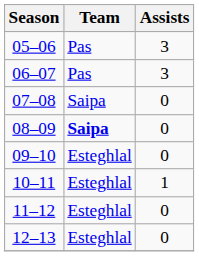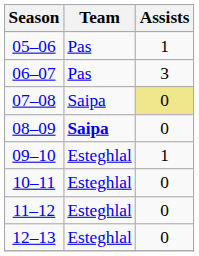(165, 45) 3 -> (165, 45) 1
(165, 100) no background -> (165, 100) khaki background
(165, 155) 0 -> (165, 155) 1
(165, 182) 1 -> (165, 182) 0
